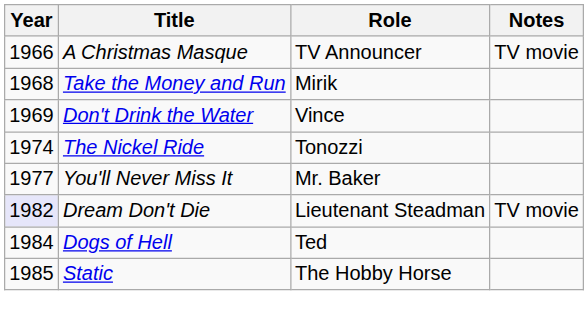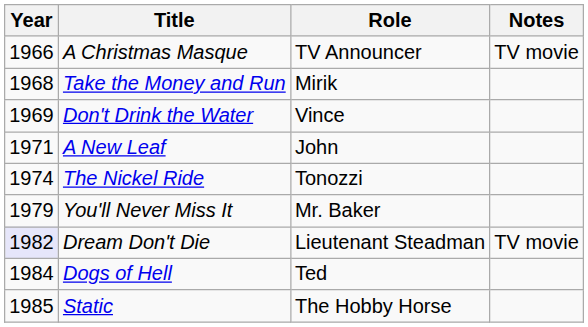+ row: (114, 147)
(31, 178) 1977 -> (31, 210) 1979
